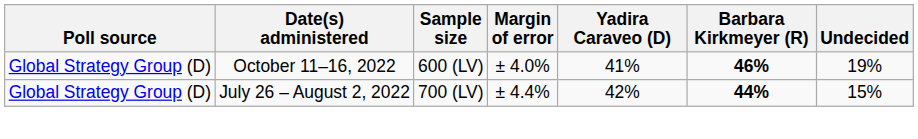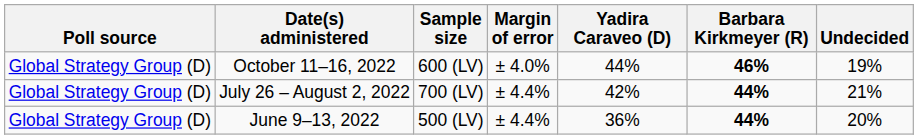(622, 66) 41% -> (622, 66) 44%
(865, 93) 15% -> (865, 93) 21%
+ row: (314, 121)
